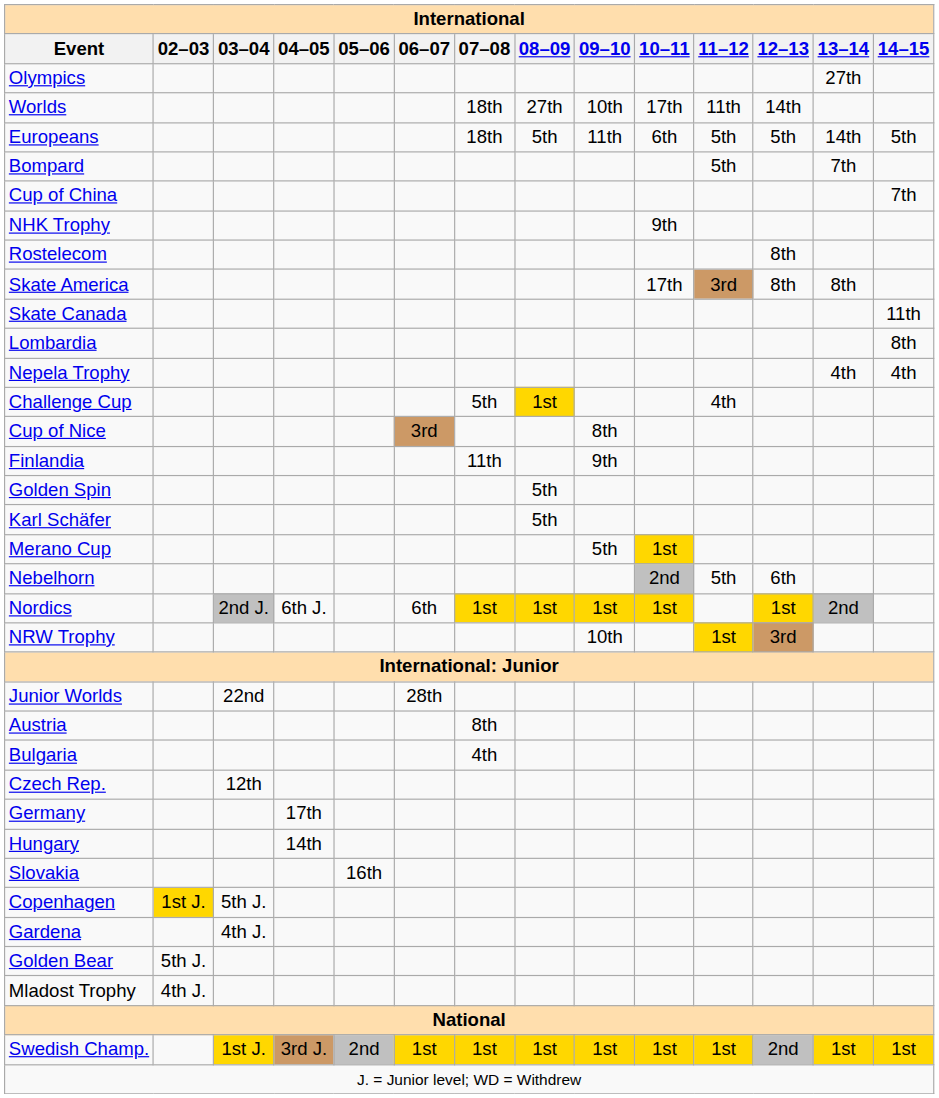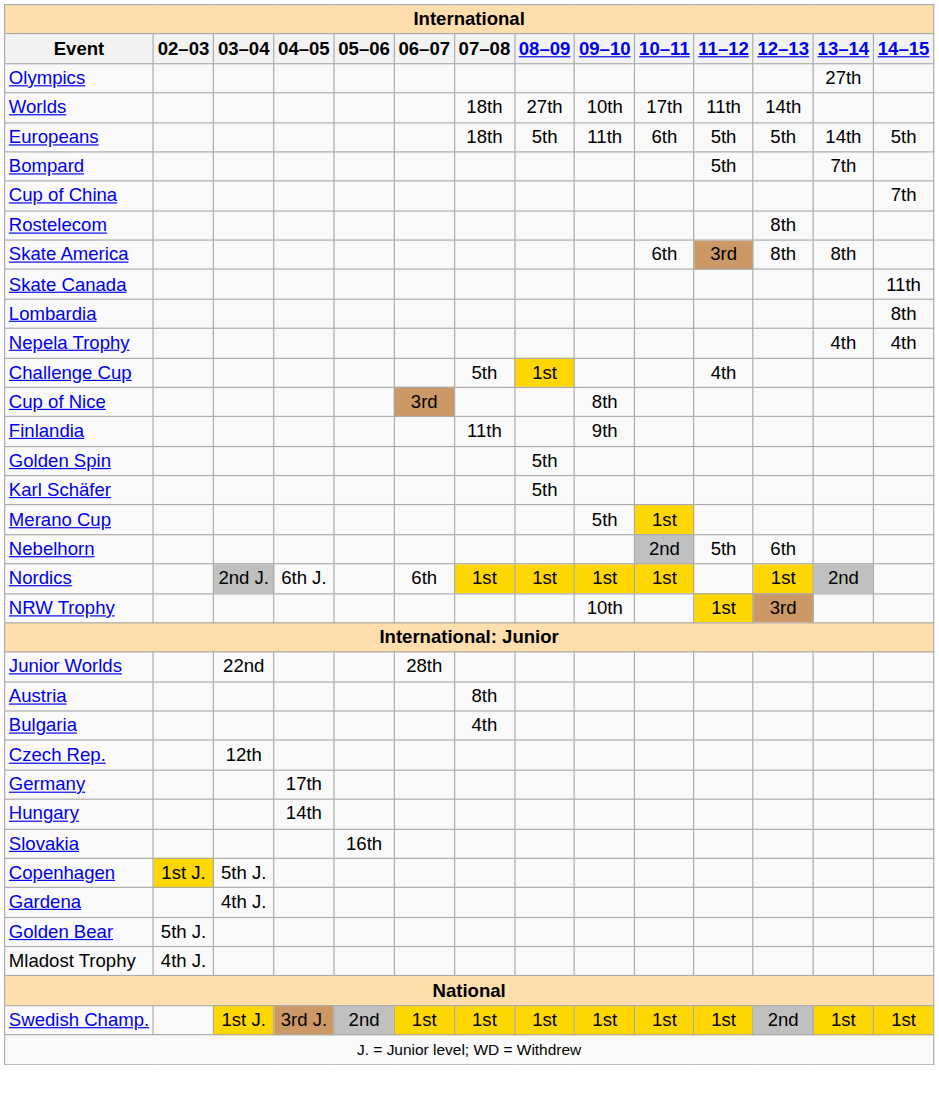- row: (59, 225)
(664, 284) 17th -> (664, 254) 6th
